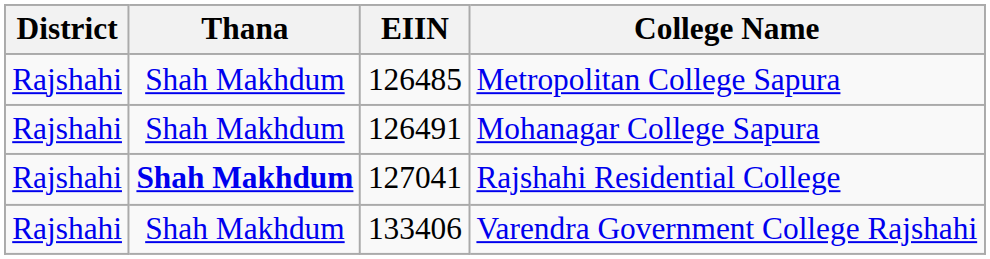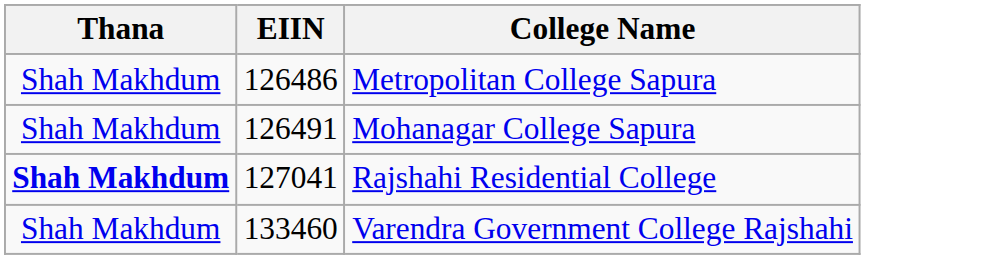- column: (67, 29)
(415, 79) 126485 -> (291, 79) 126486
(415, 228) 133406 -> (291, 228) 133460
